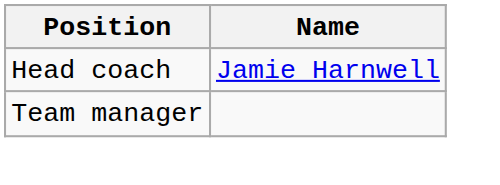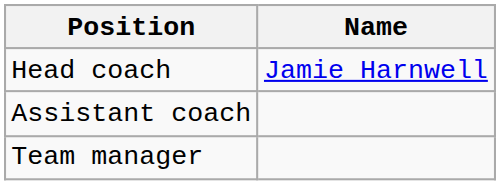+ row: (131, 114)
